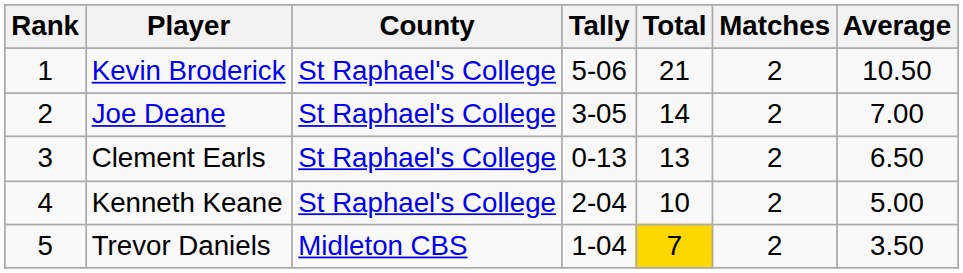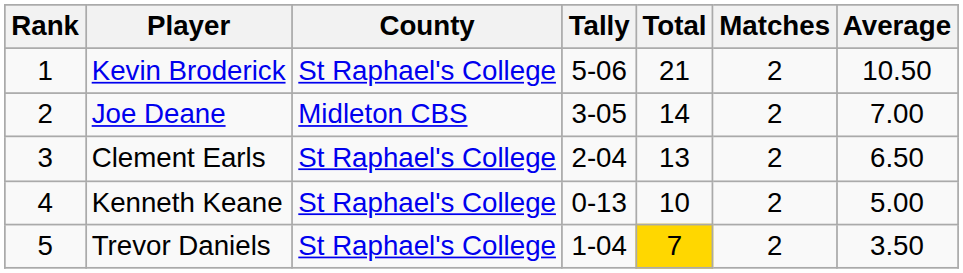(427, 114) St Raphael's College -> (383, 114) Midleton CBS
(599, 158) 0-13 -> (599, 158) 2-04
(599, 202) 2-04 -> (599, 202) 0-13
(383, 245) Midleton CBS -> (427, 245) St Raphael's College
